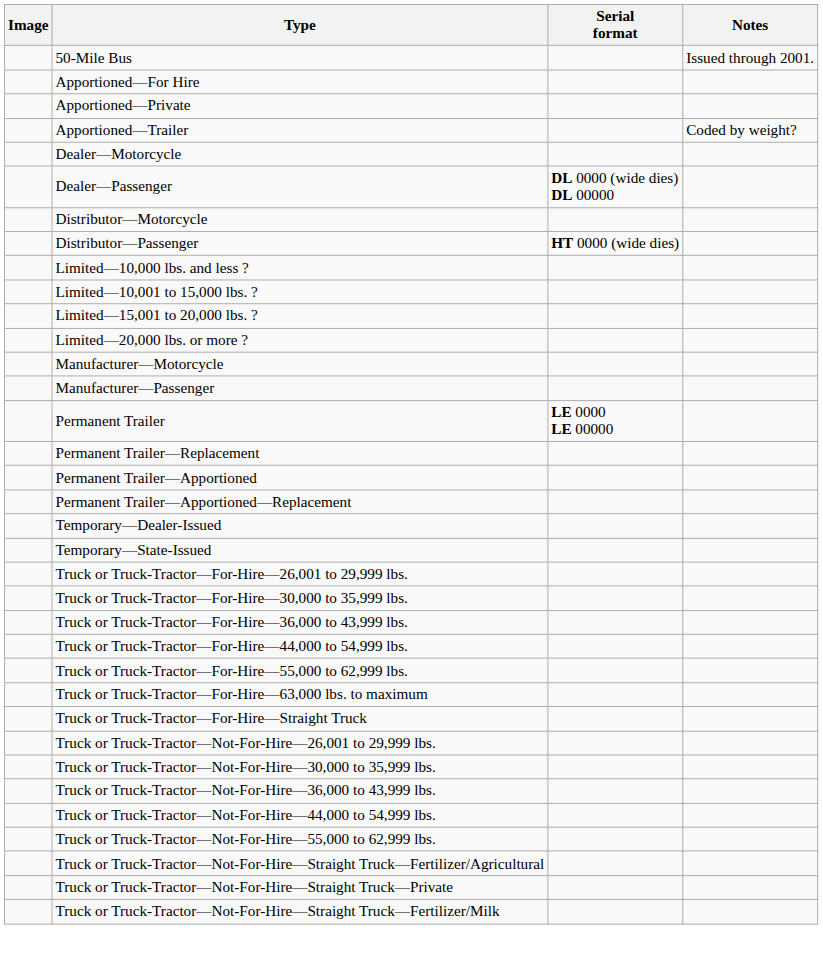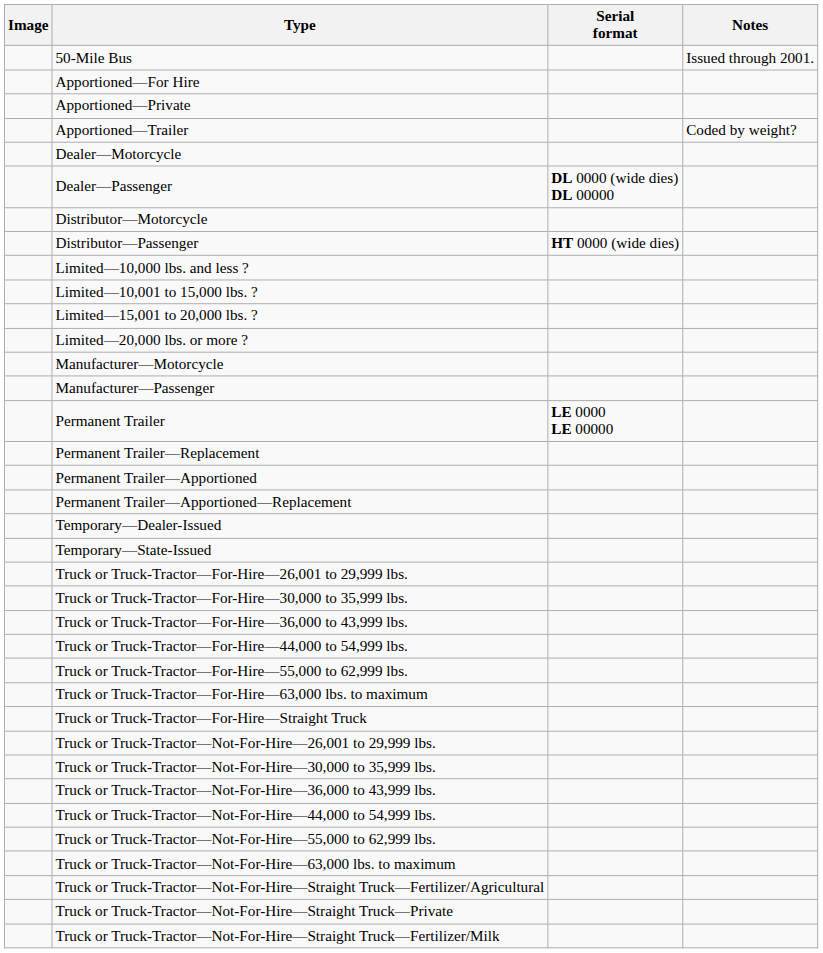+ row: (256, 863)
